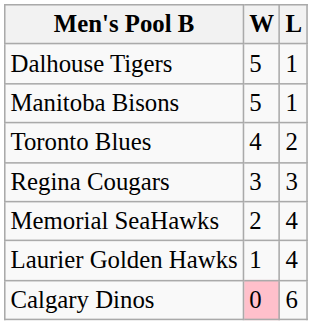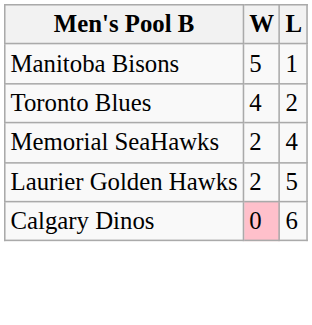- row: (91, 63)
- row: (90, 181)
(255, 260) 1 -> (255, 181) 2
(292, 260) 4 -> (292, 181) 5
